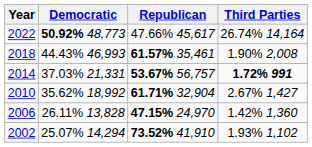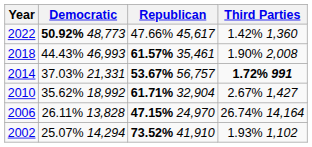(262, 34) 26.74% 14,164 -> (262, 34) 1.42% 1,360
(262, 113) 1.42% 1,360 -> (262, 113) 26.74% 14,164
